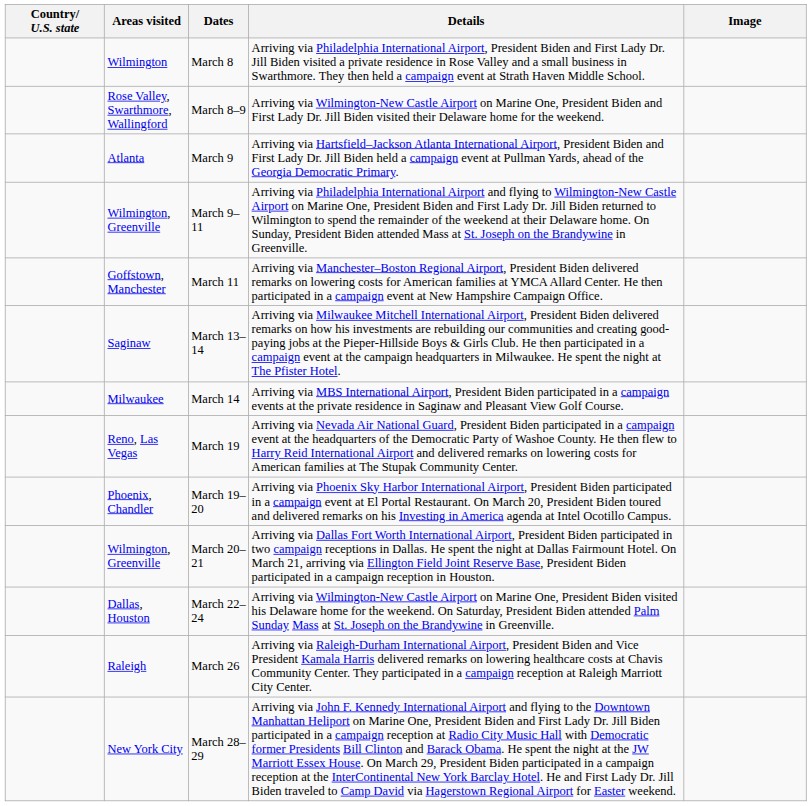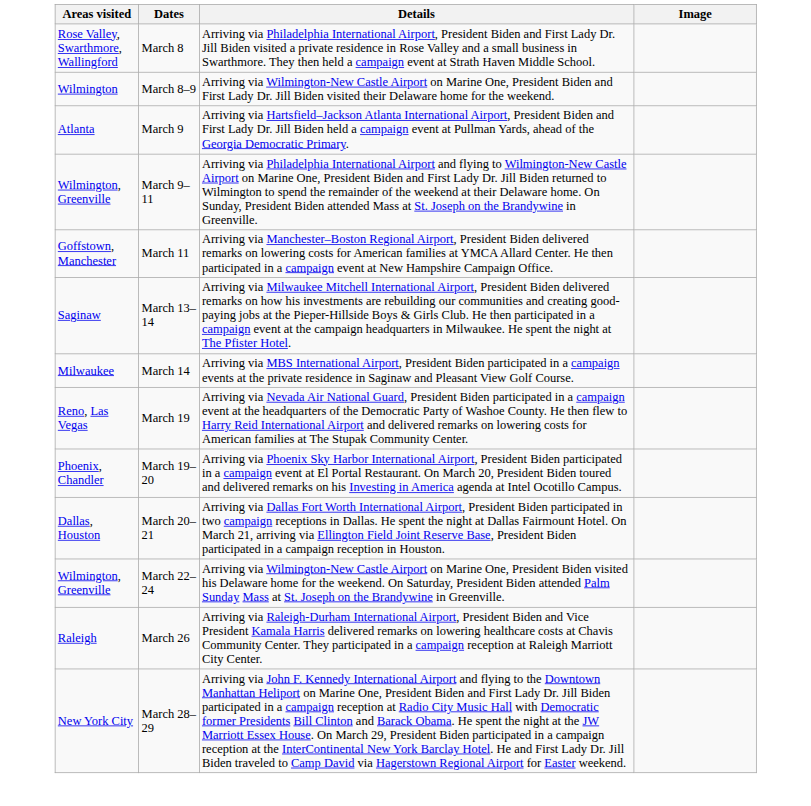- column: (55, 21)
(137, 62) Wilmington -> (90, 48) Rose Valley, Swarthmore, Wallingford
(140, 110) Rose Valley, Swarthmore, Wallingford -> (88, 89) Wilmington
(139, 556) Wilmington, Greenville -> (79, 528) Dallas, Houston
(129, 611) Dallas, Houston -> (89, 583) Wilmington, Greenville
